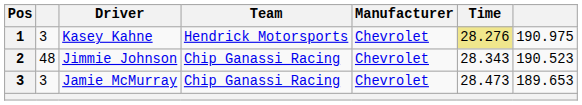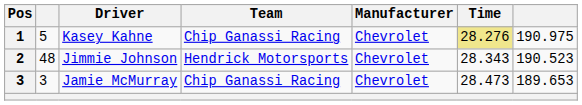(43, 38) 3 -> (43, 38) 5
(266, 38) Hendrick Motorsports -> (262, 38) Chip Ganassi Racing
(262, 60) Chip Ganassi Racing -> (266, 60) Hendrick Motorsports
